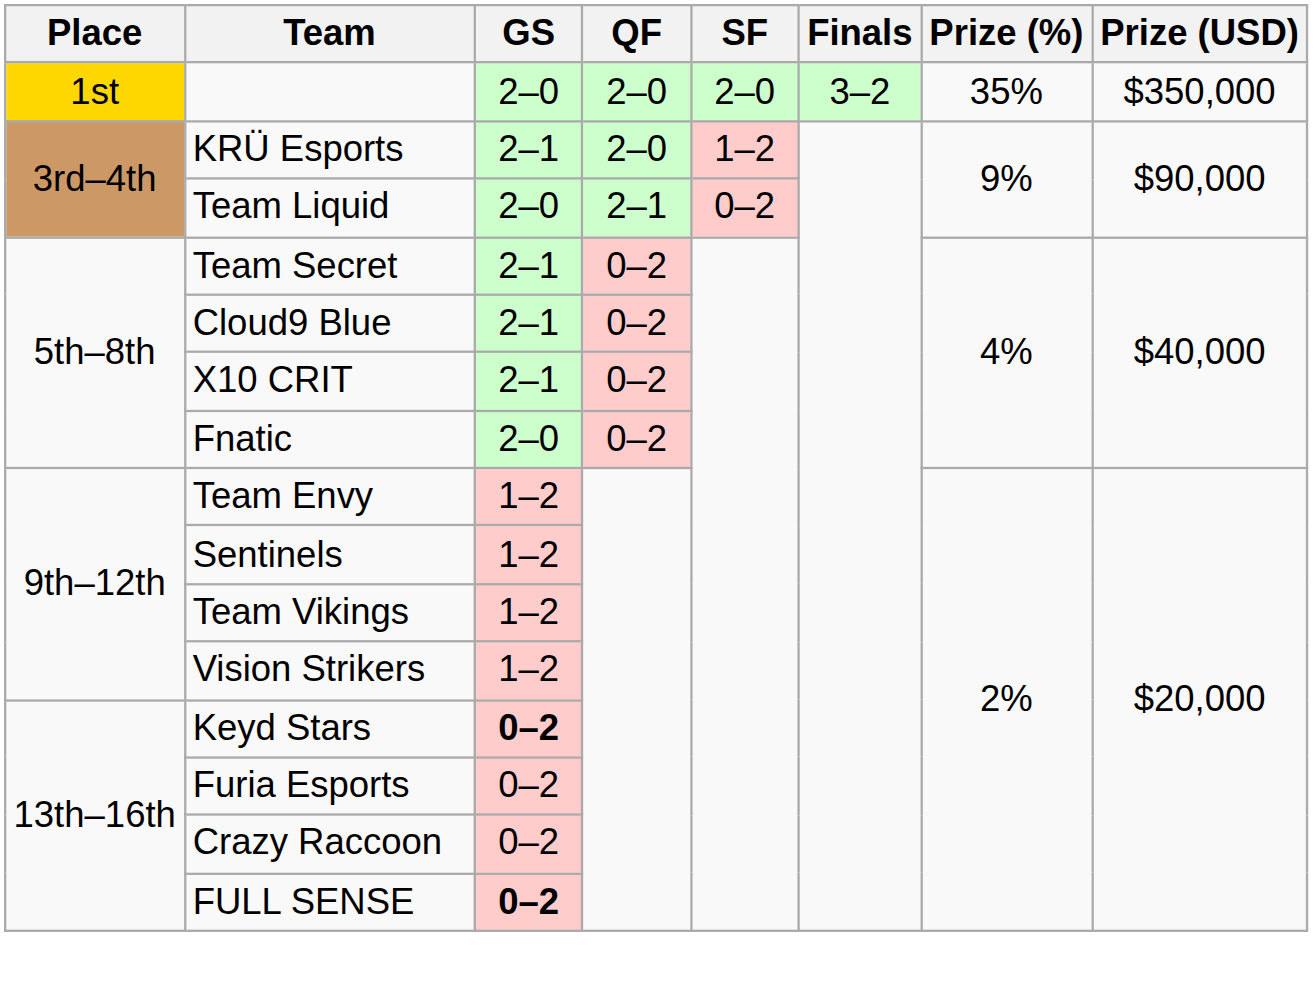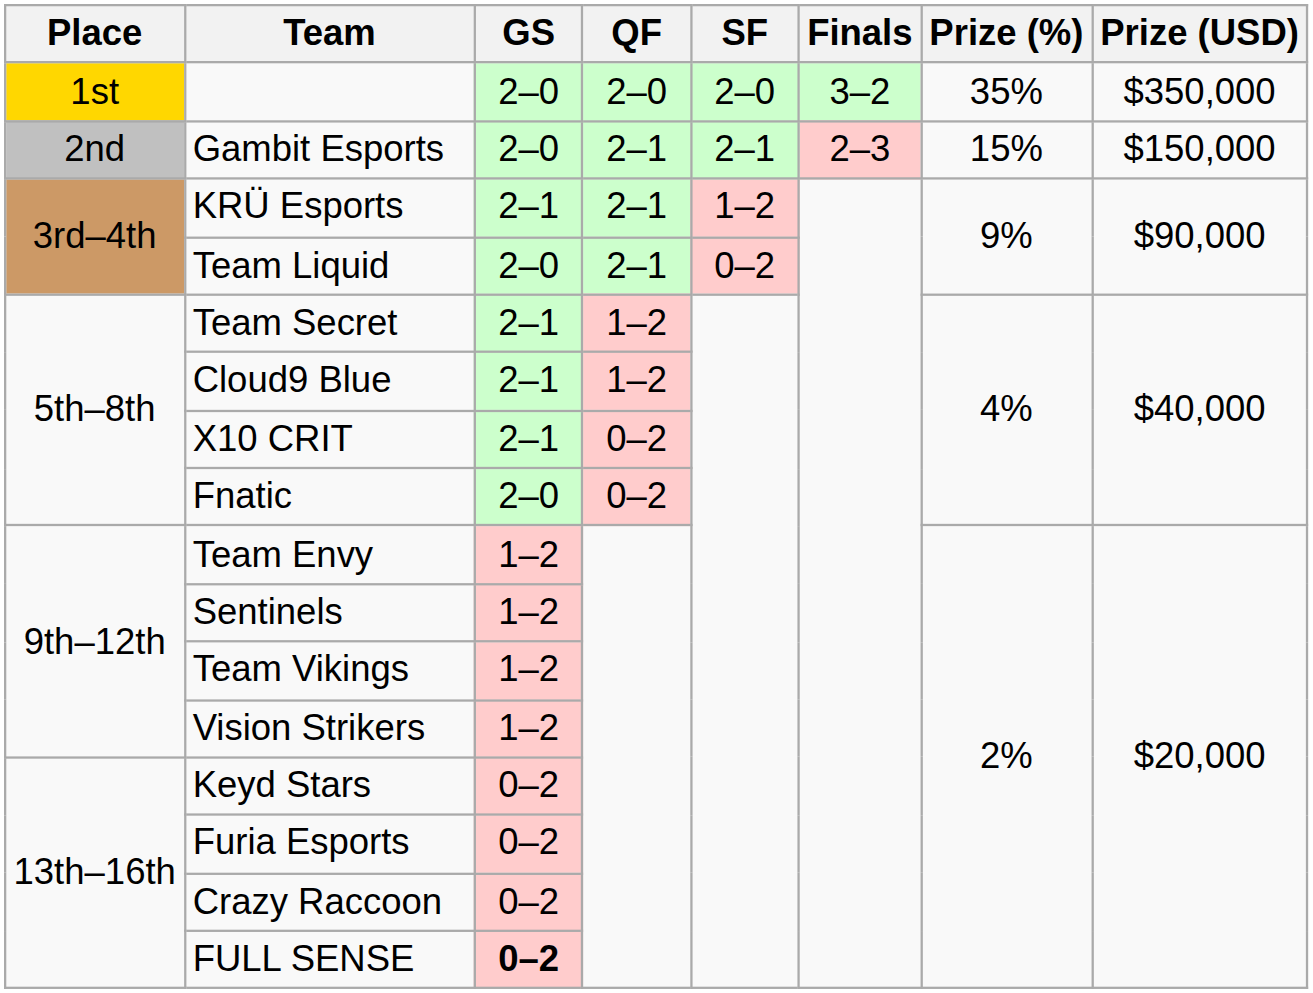+ row: (318, 149)
(637, 149) 2–0 -> (637, 206) 2–1
(637, 264) 0–2 -> (637, 322) 1–2
(637, 322) 0–2 -> (637, 380) 1–2
(529, 727) bold -> (529, 785) normal
